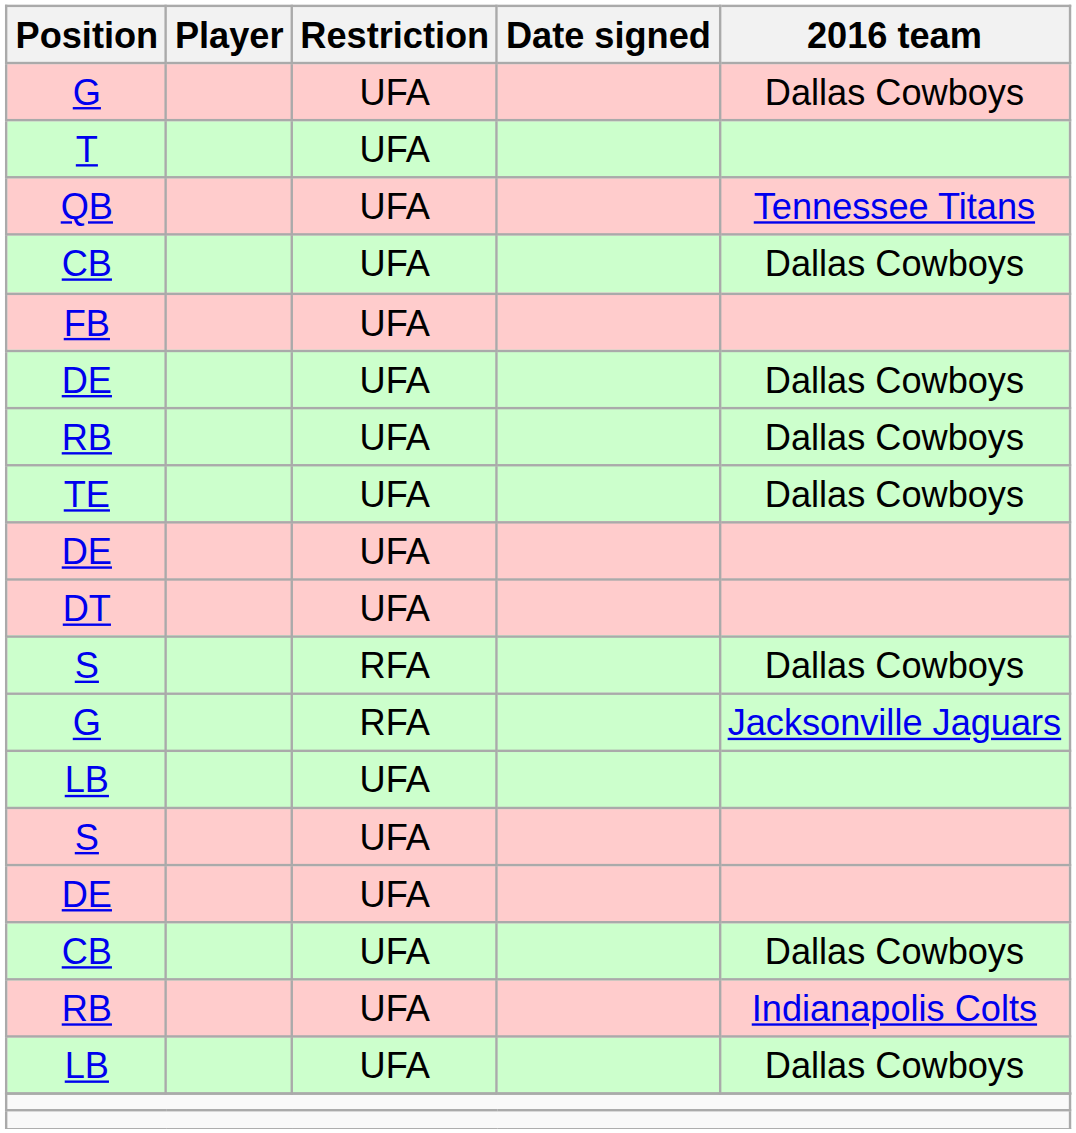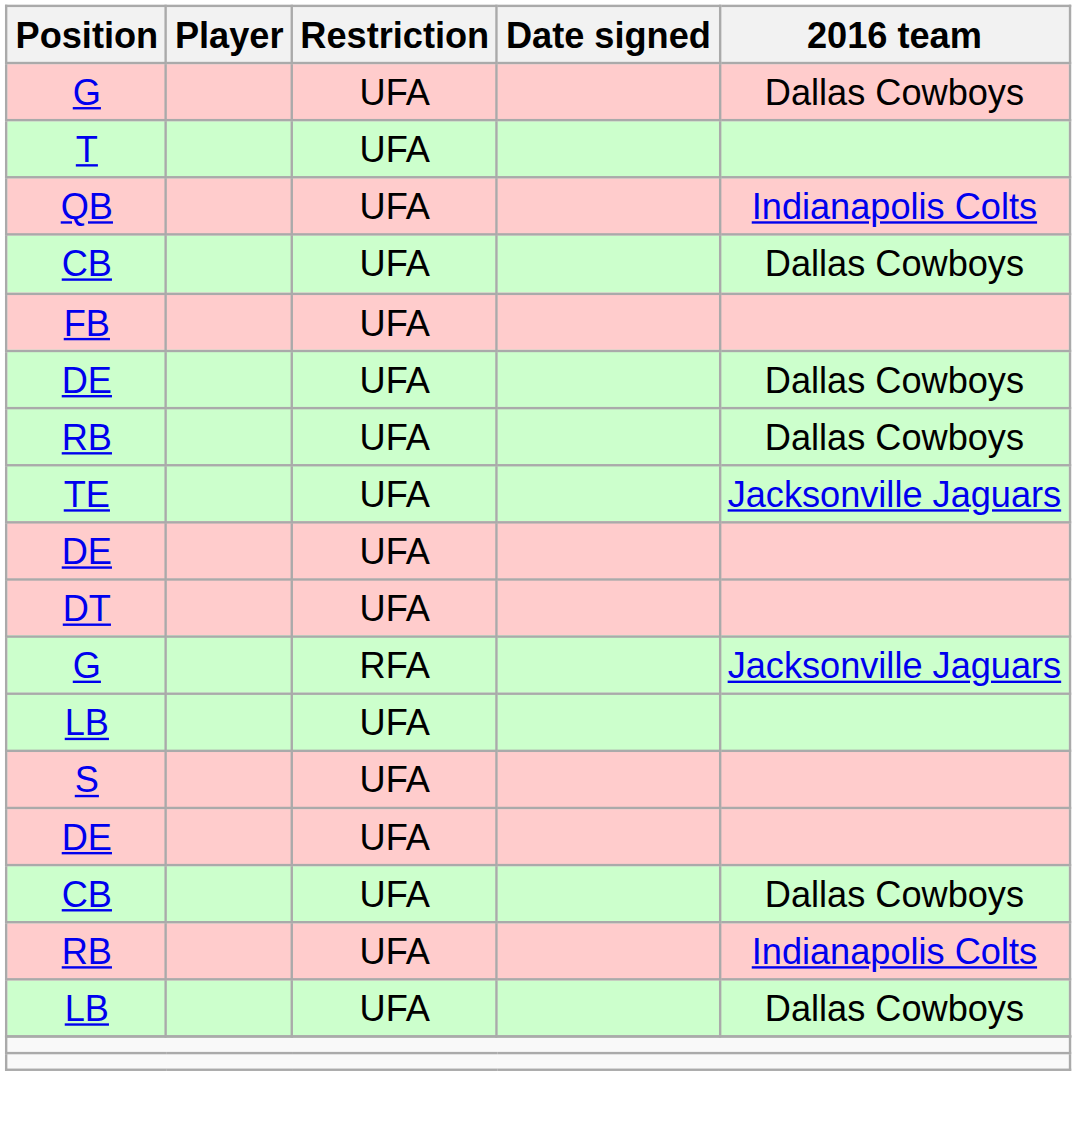(894, 207) Tennessee Titans -> (894, 207) Indianapolis Colts
(894, 493) Dallas Cowboys -> (894, 493) Jacksonville Jaguars
- row: (87, 665)
